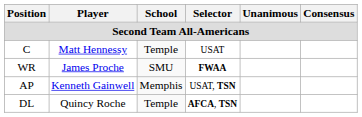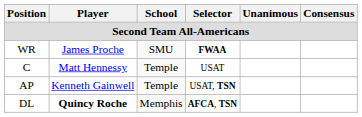rows swapped: (27, 67) <-> (27, 49)
(161, 85) Memphis -> (161, 85) Temple
(93, 103) normal -> (93, 103) bold
(161, 103) Temple -> (161, 103) Memphis
